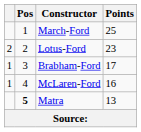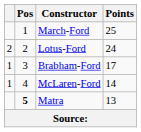(111, 48) 23 -> (111, 48) 24
(111, 83) 16 -> (111, 83) 14
